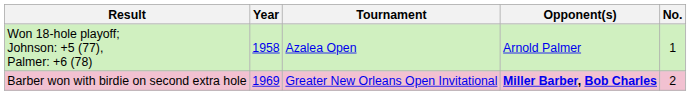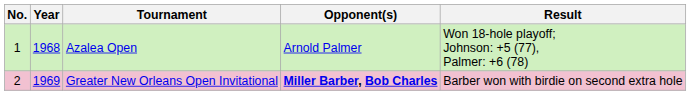columns swapped: (673, 14) <-> (127, 14)
(266, 48) 1958 -> (46, 48) 1968
